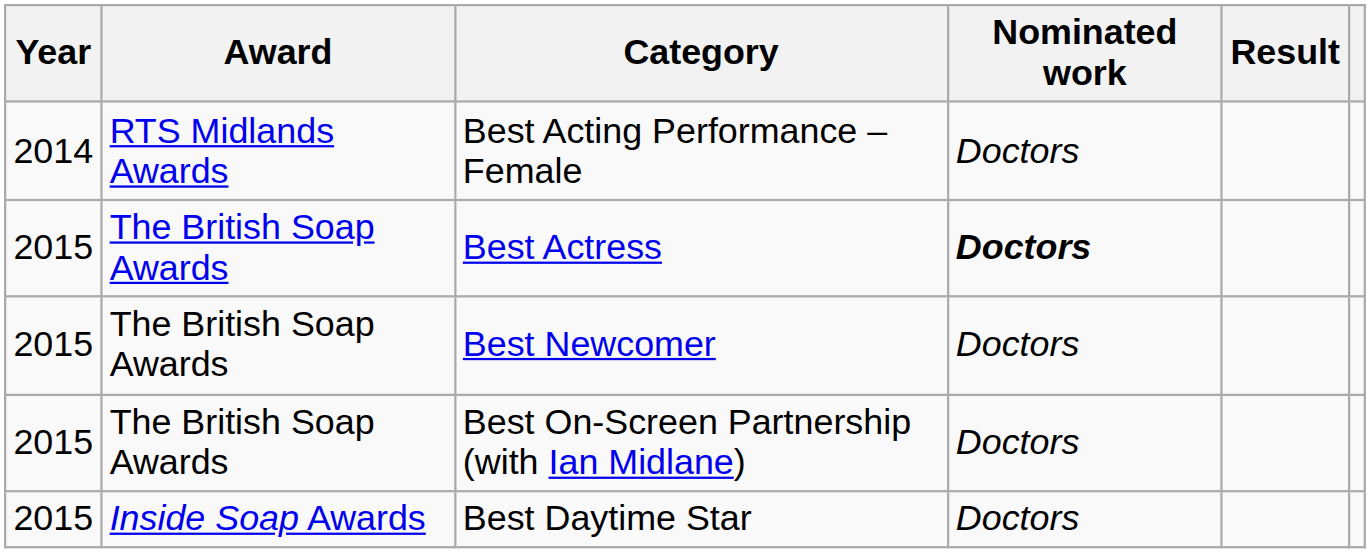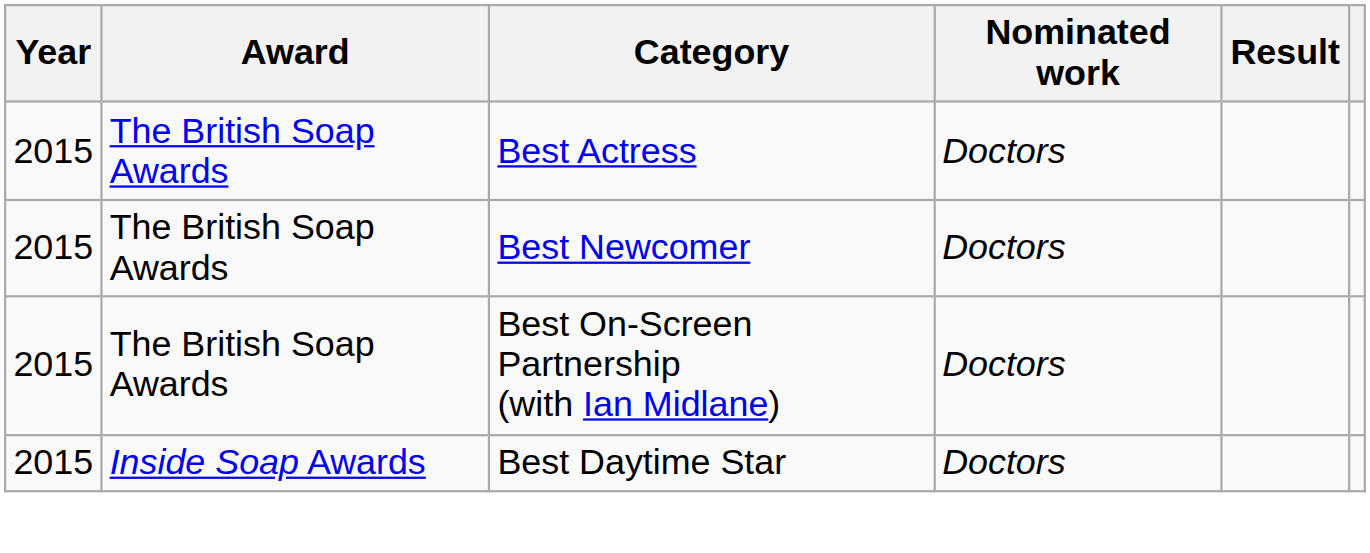- row: (675, 150)
(1024, 247) bold -> (1004, 150) normal
